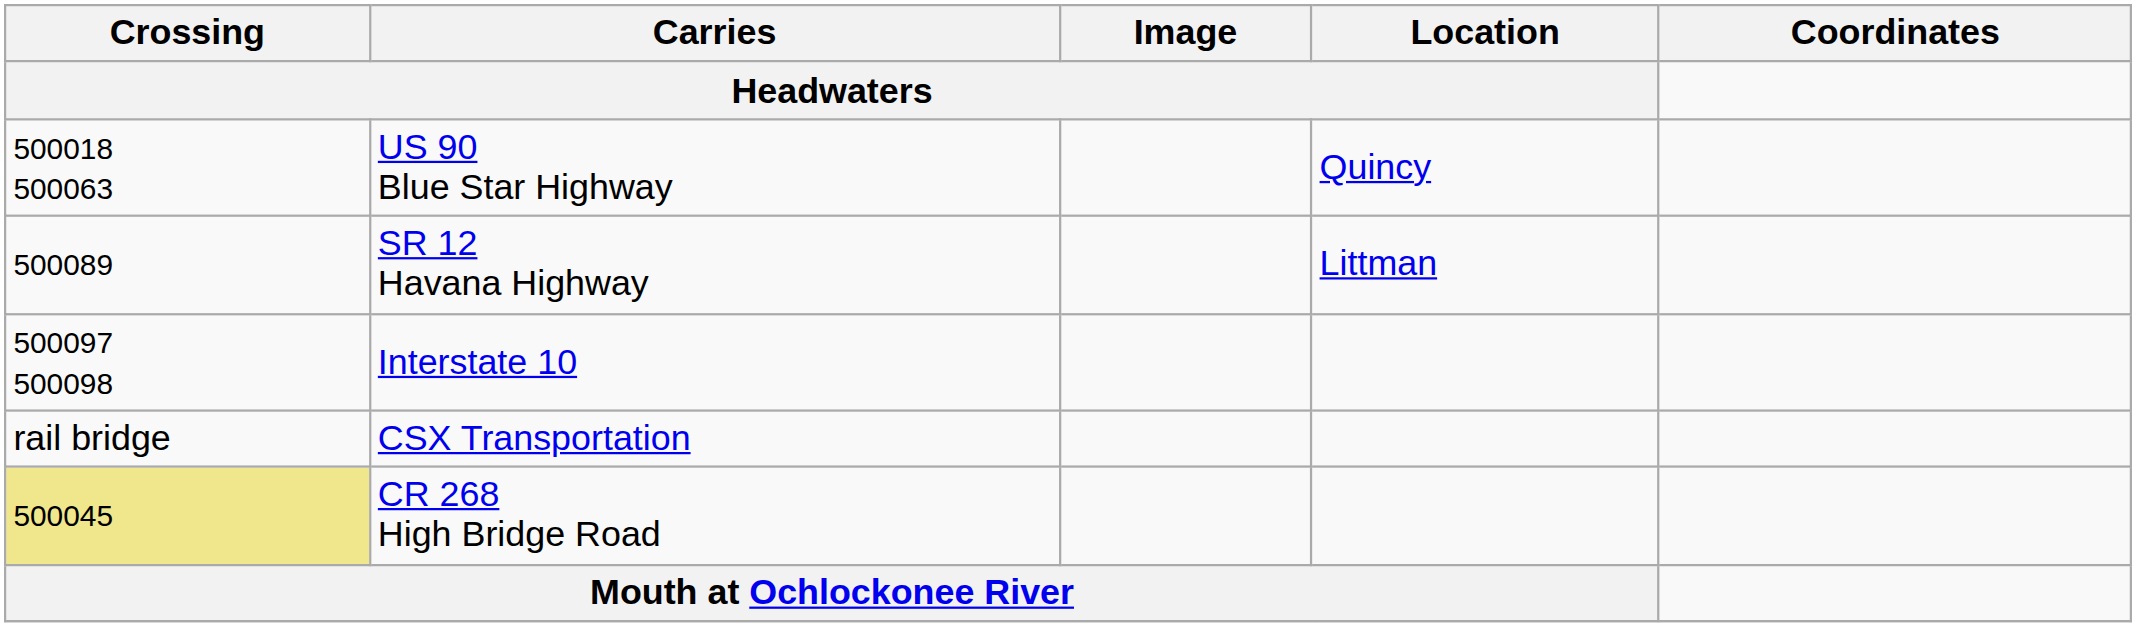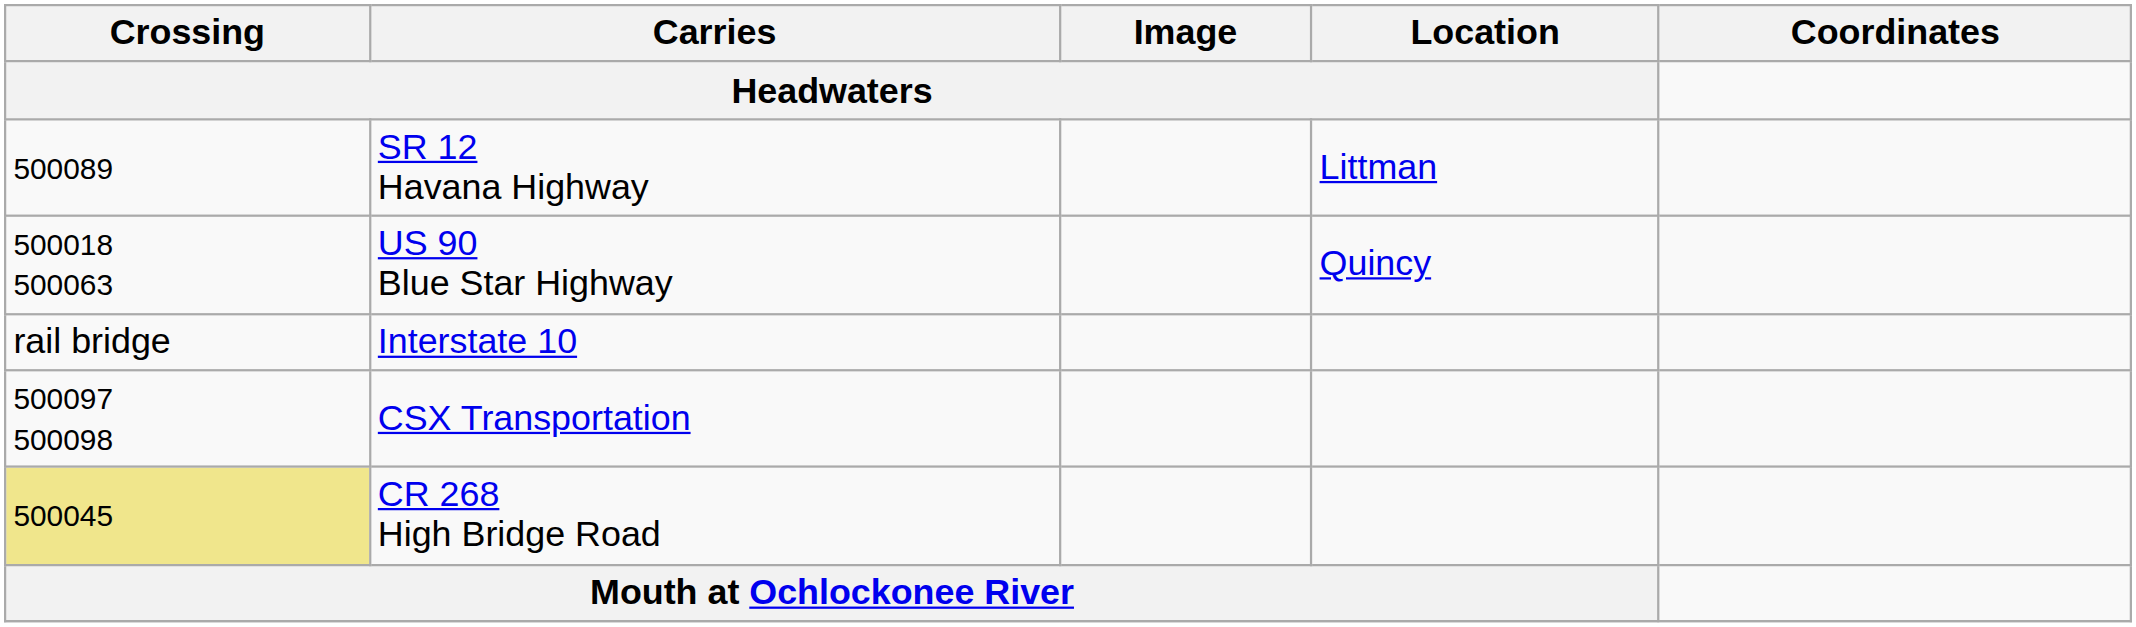rows swapped: (513, 263) <-> (525, 166)
(63, 363) 500097 500098 -> (92, 340) rail bridge
(92, 438) rail bridge -> (63, 420) 500097 500098
